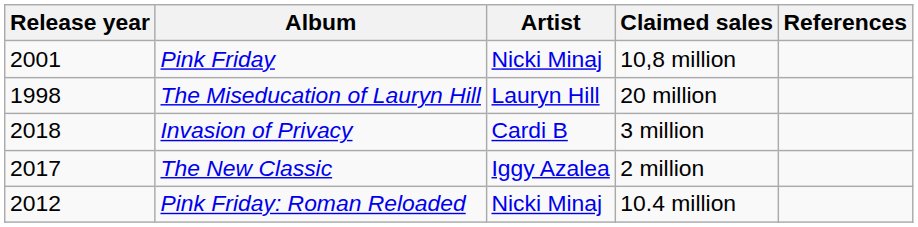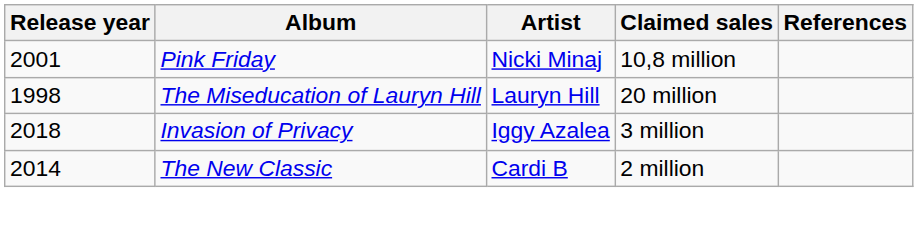(530, 131) Cardi B -> (551, 131) Iggy Azalea
(35, 167) 2017 -> (35, 167) 2014
(551, 167) Iggy Azalea -> (530, 167) Cardi B
- row: (313, 204)
